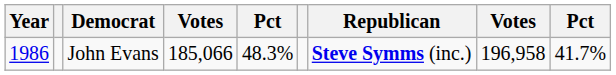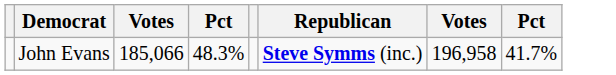- column: (29, 20)
